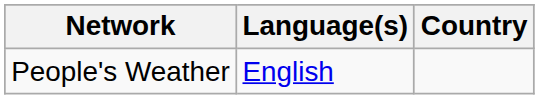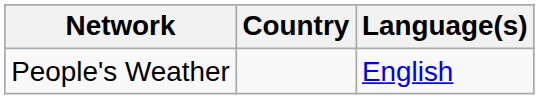columns swapped: (474, 26) <-> (325, 26)
